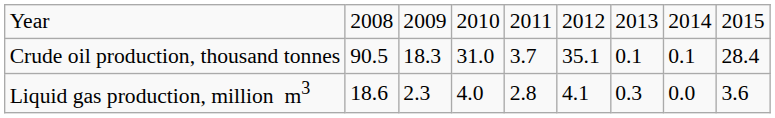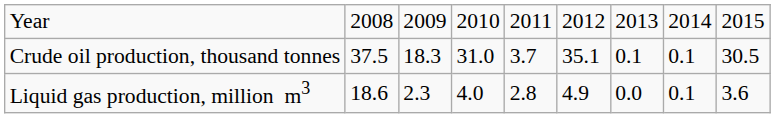(369, 55) 90.5 -> (369, 55) 37.5
(740, 55) 28.4 -> (740, 55) 30.5
(575, 93) 4.1 -> (575, 93) 4.9
(629, 93) 0.3 -> (629, 93) 0.0
(682, 93) 0.0 -> (682, 93) 0.1
